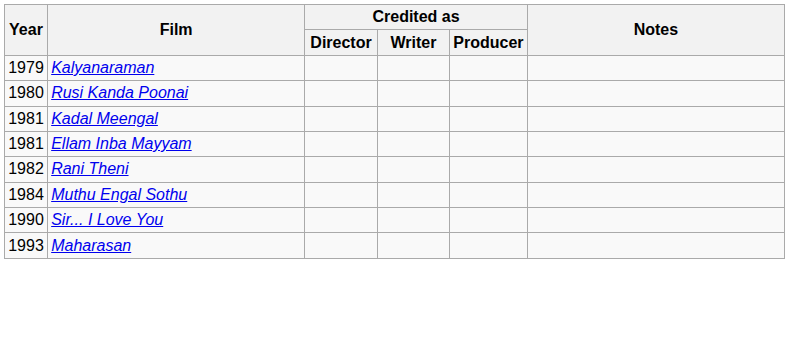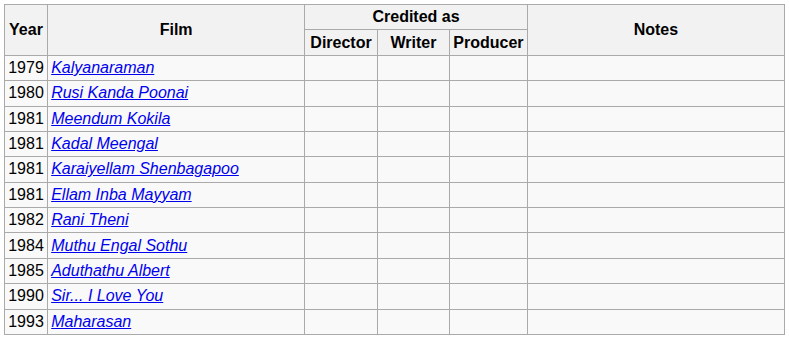+ row: (111, 118)
+ row: (145, 169)
+ row: (110, 270)
